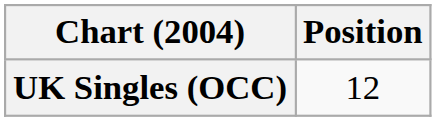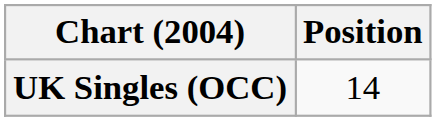(363, 87) 12 -> (363, 87) 14
